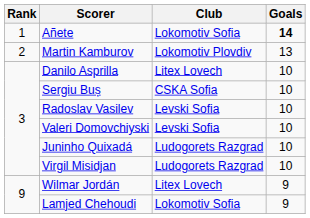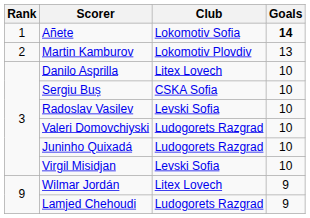(187, 128) Levski Sofia -> (209, 128) Ludogorets Razgrad
(209, 166) Ludogorets Razgrad -> (187, 166) Levski Sofia
(197, 204) Lokomotiv Sofia -> (209, 204) Ludogorets Razgrad
